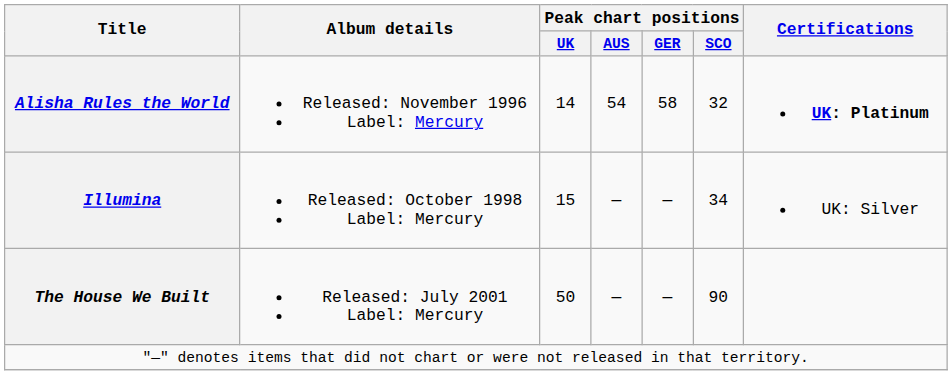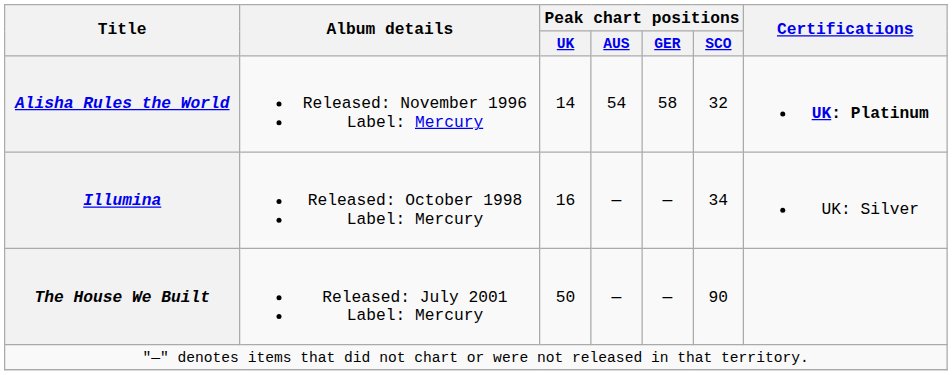(566, 200) 15 -> (566, 200) 16
